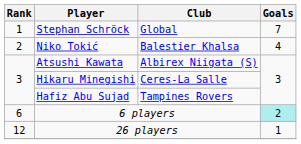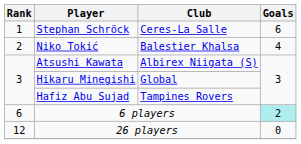(159, 30) Global -> (184, 30) Ceres-La Salle
(278, 30) 7 -> (278, 30) 6
(184, 80) Ceres-La Salle -> (159, 80) Global
(278, 130) 1 -> (278, 130) 0
